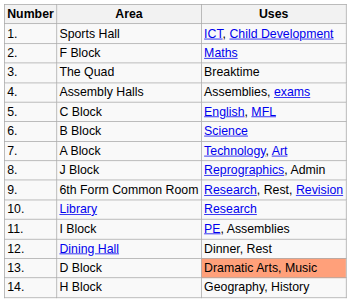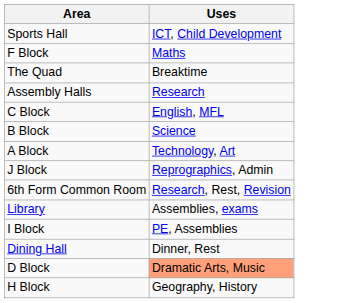- column: (30, 14)
(257, 92) Assemblies, exams -> (178, 92) Research
(230, 209) Research -> (205, 209) Assemblies, exams
